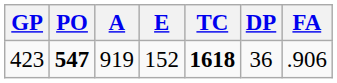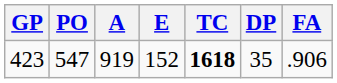(72, 58) bold -> (72, 58) normal
(261, 58) 36 -> (261, 58) 35
